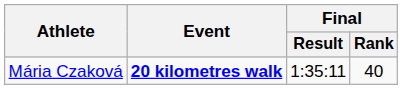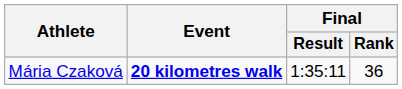(374, 71) 40 -> (374, 71) 36
